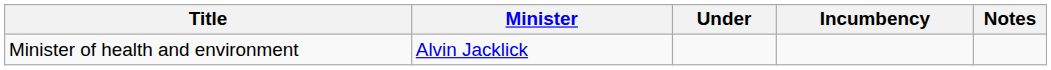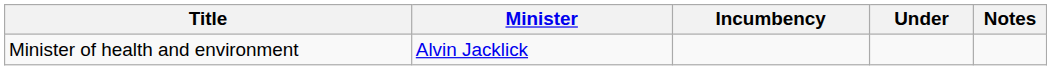columns swapped: (875, 19) <-> (724, 19)
